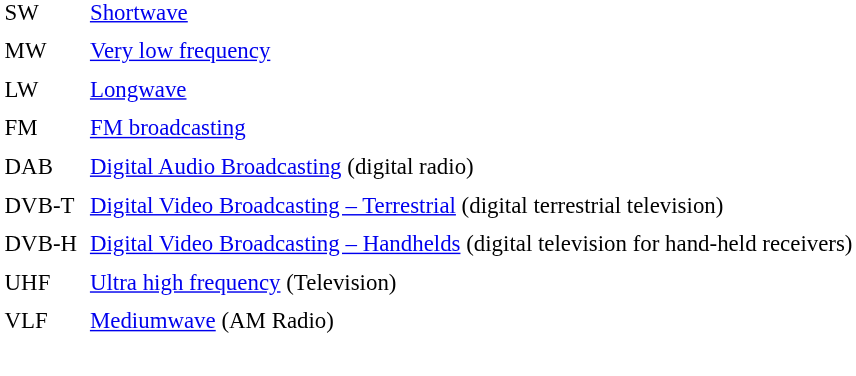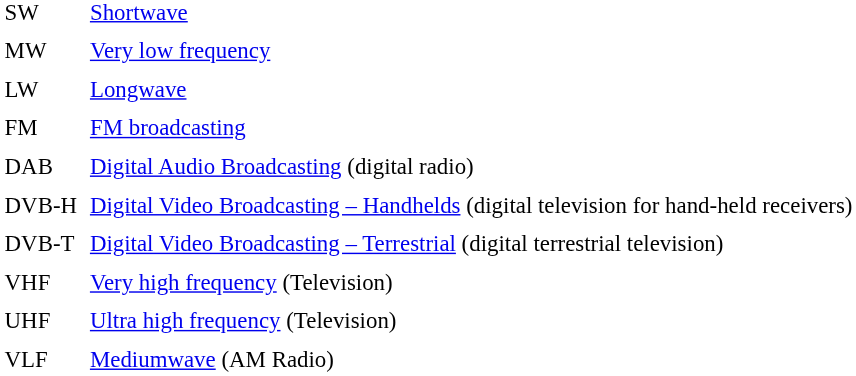rows swapped: (40, 205) <-> (41, 243)
+ row: (27, 282)
